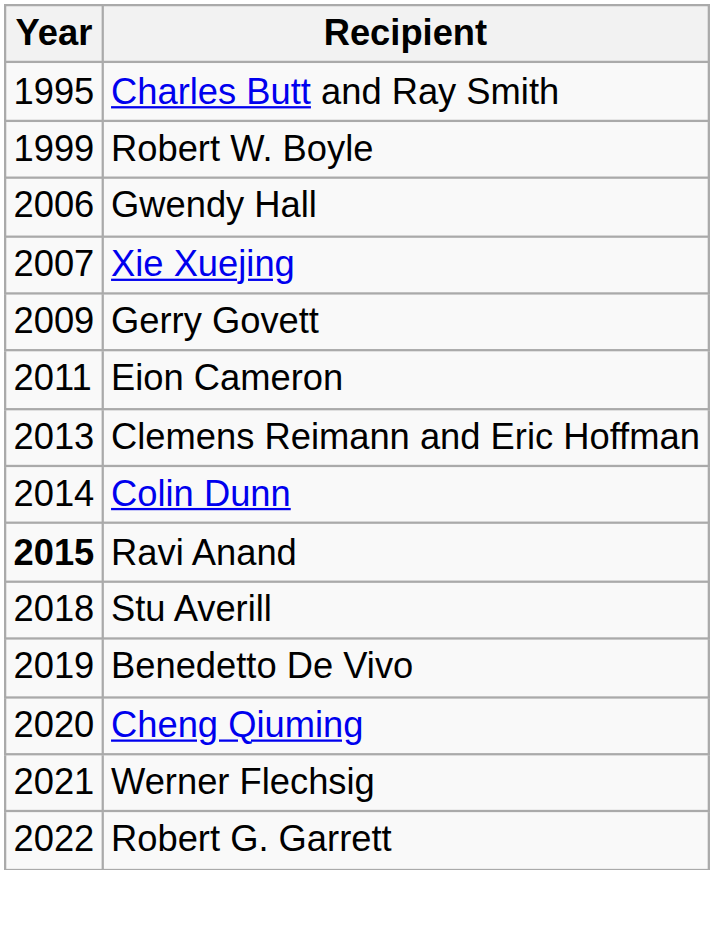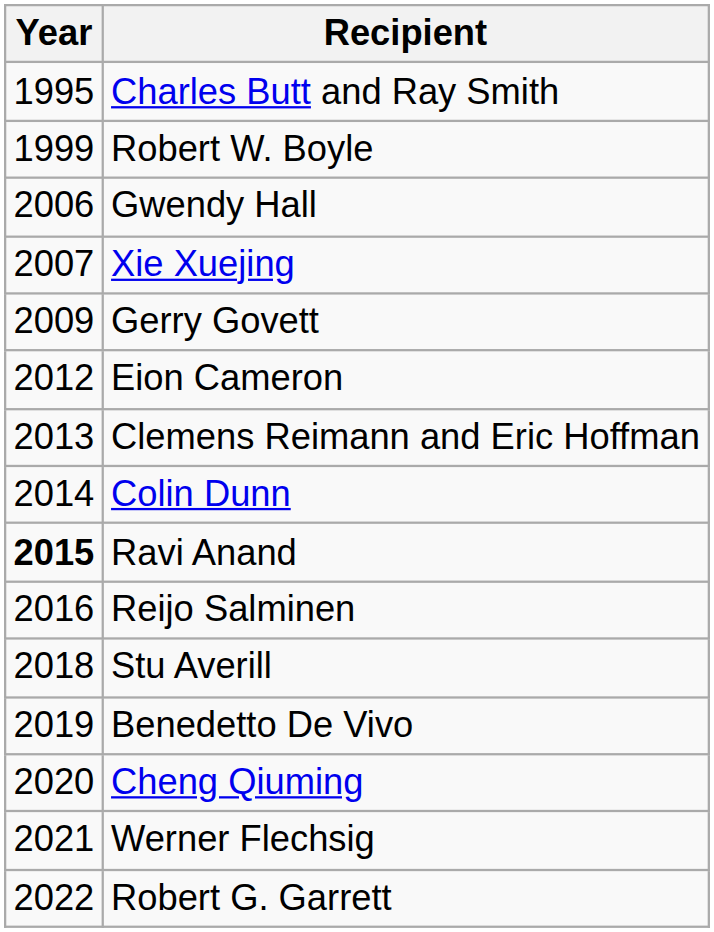(53, 378) 2011 -> (54, 378) 2012
+ row: (233, 609)
